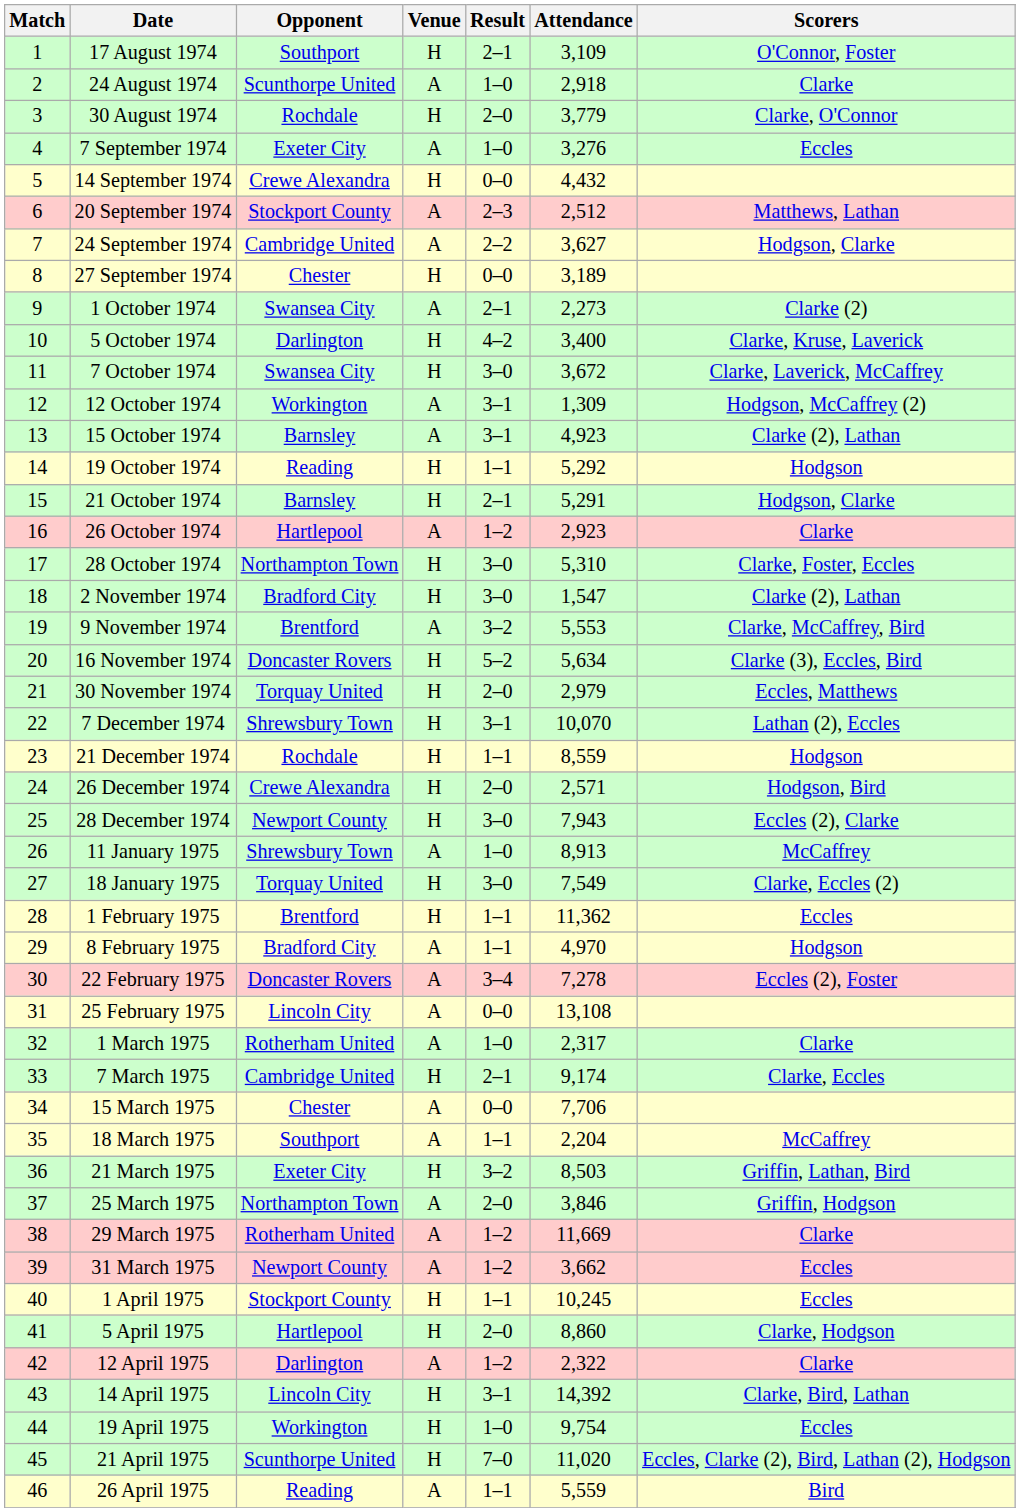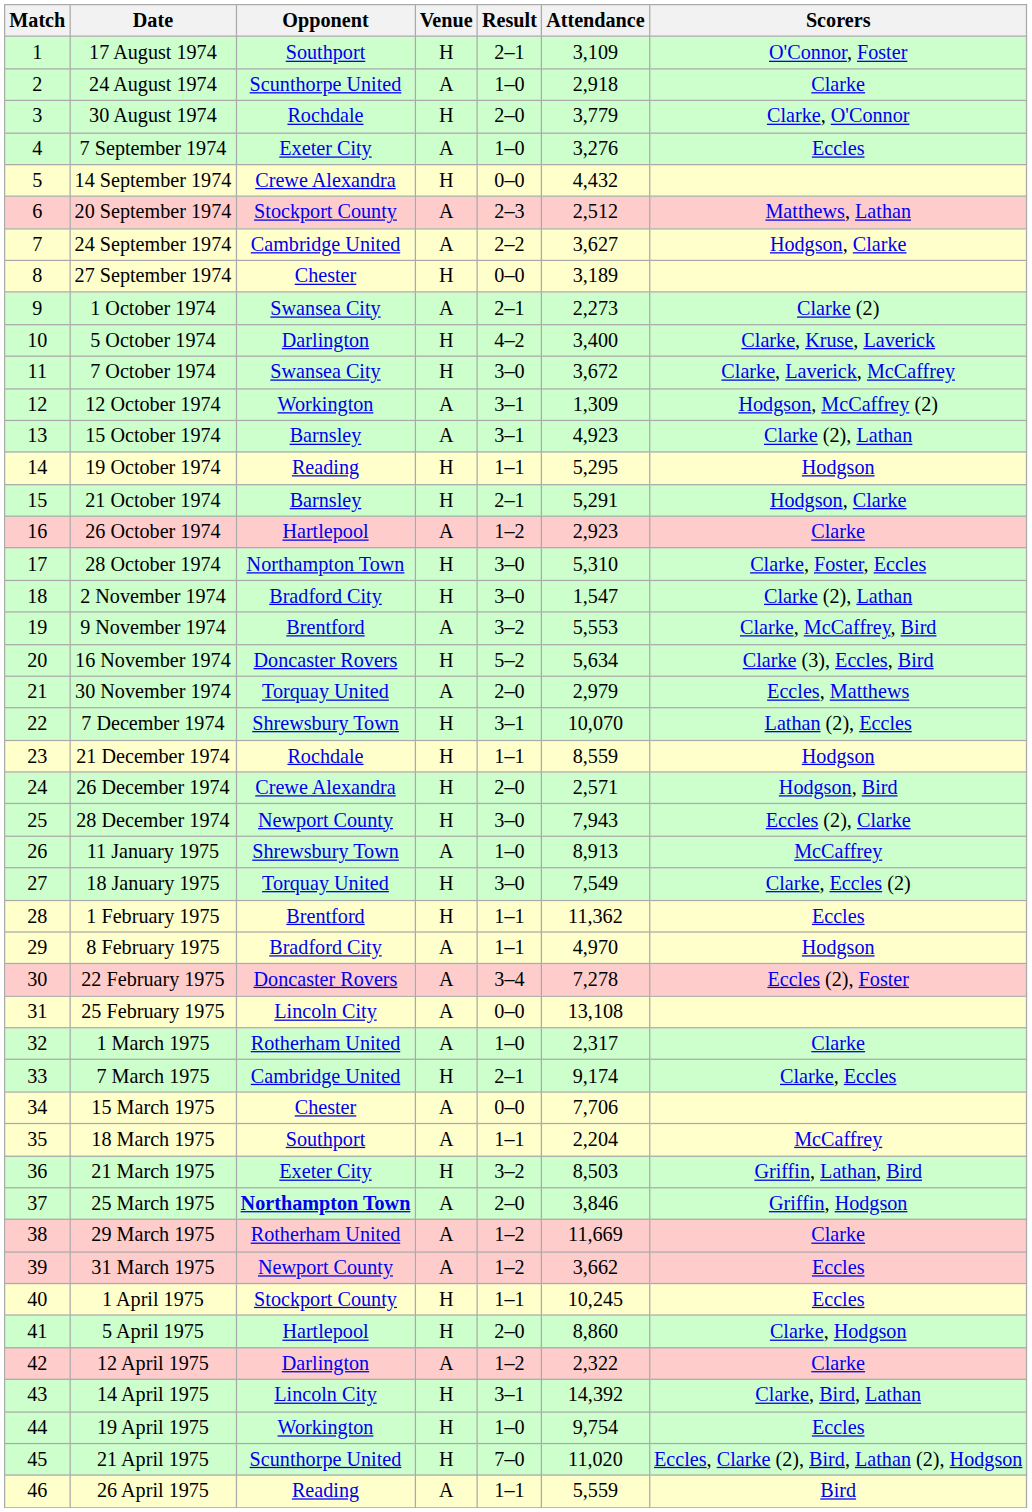(584, 468) 5,292 -> (595, 468) 5,295
(434, 691) H -> (446, 691) A
(320, 1203) normal -> (325, 1203) bold
